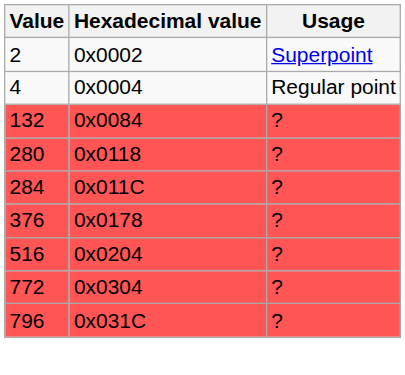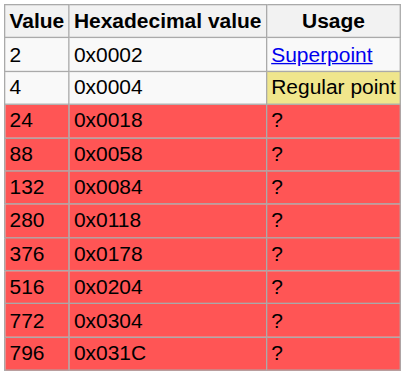(334, 87) no background -> (334, 87) khaki background
+ row: (21, 120)
+ row: (21, 154)
- row: (27, 187)
